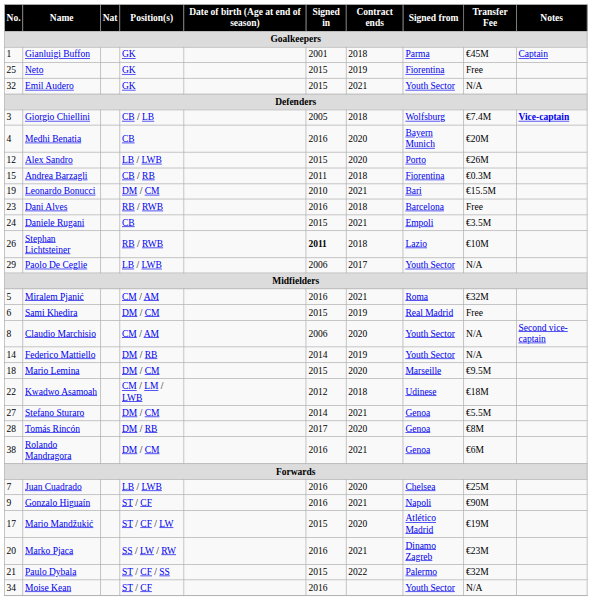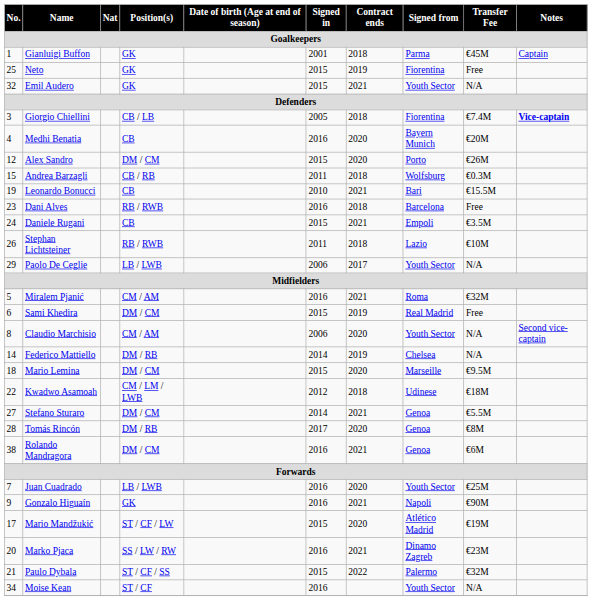(425, 117) Wolfsburg -> (425, 117) Fiorentina
(142, 160) LB / LWB -> (141, 160) DM / CM
(425, 176) Fiorentina -> (425, 176) Wolfsburg
(141, 191) DM / CM -> (128, 191) CB
(318, 244) bold -> (318, 244) normal
(430, 355) Youth Sector -> (420, 355) Chelsea
(420, 487) Chelsea -> (430, 487) Youth Sector
(137, 503) ST / CF -> (129, 503) GK
